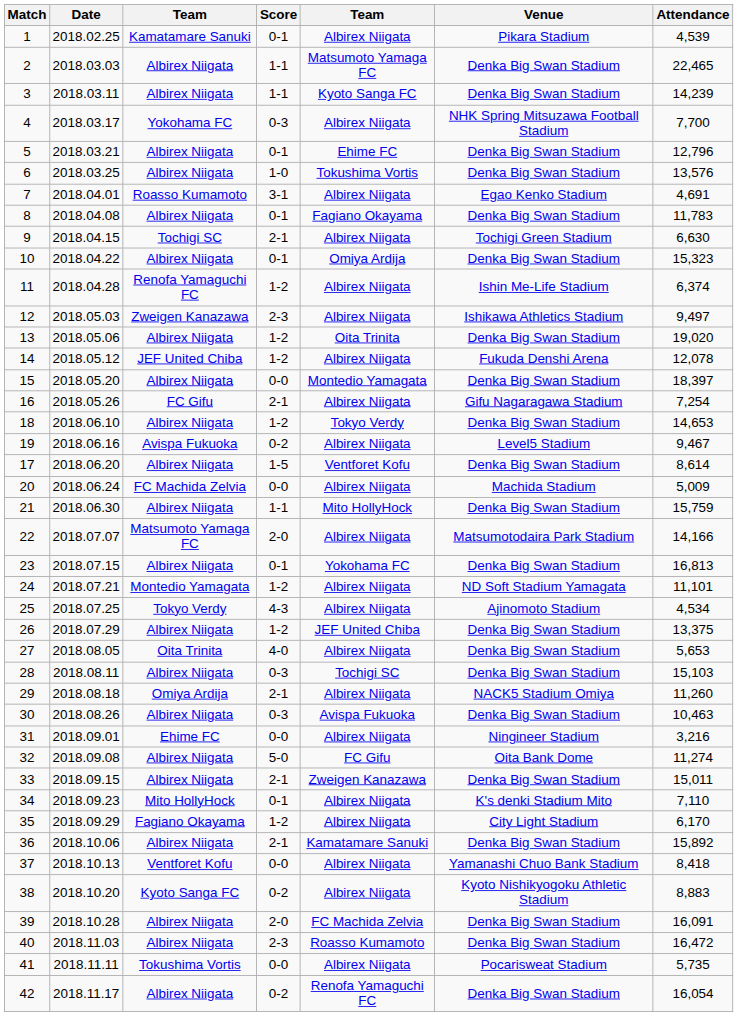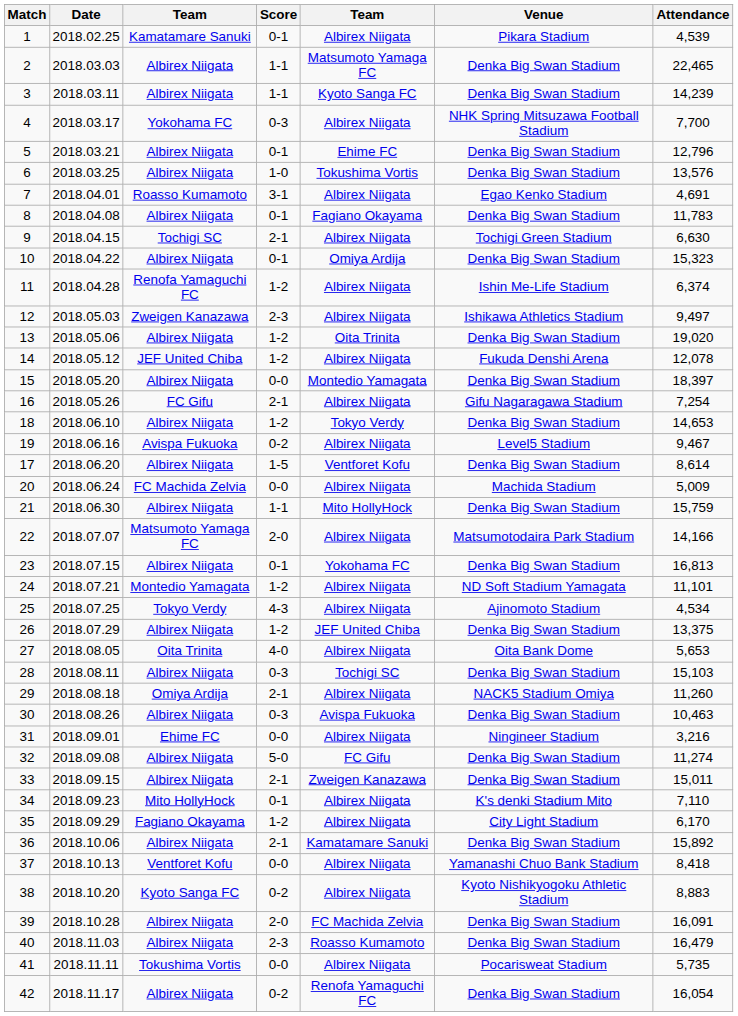(544, 651) Denka Big Swan Stadium -> (544, 651) Oita Bank Dome
(544, 757) Oita Bank Dome -> (544, 757) Denka Big Swan Stadium
(693, 943) 16,472 -> (693, 943) 16,479
